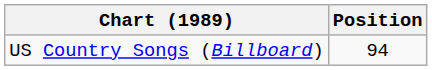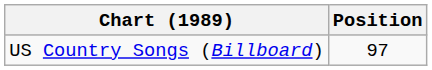(378, 50) 94 -> (378, 50) 97
